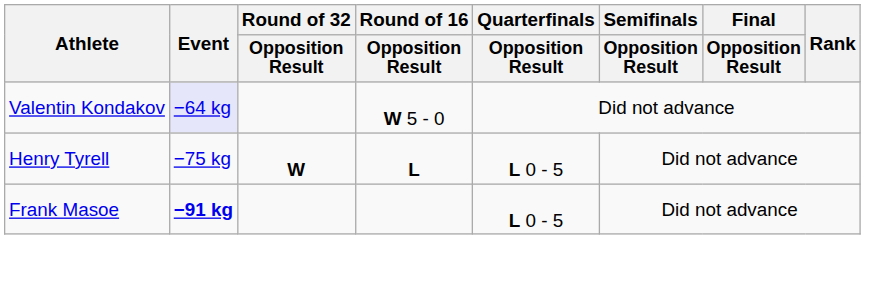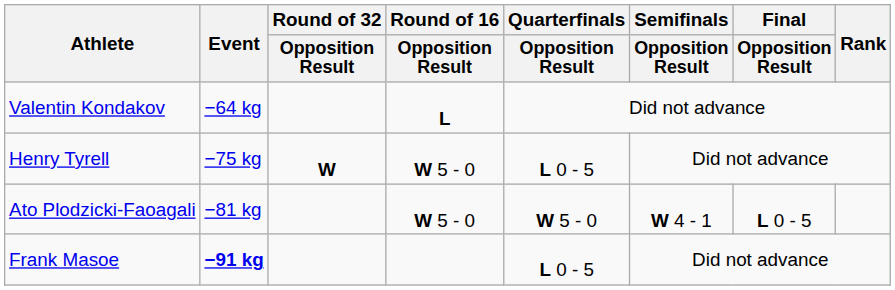(202, 108) lavender background -> (233, 108) no background
(414, 118) W 5 - 0 -> (445, 118) L
(414, 169) L -> (445, 169) W 5 - 0
+ row: (102, 210)
